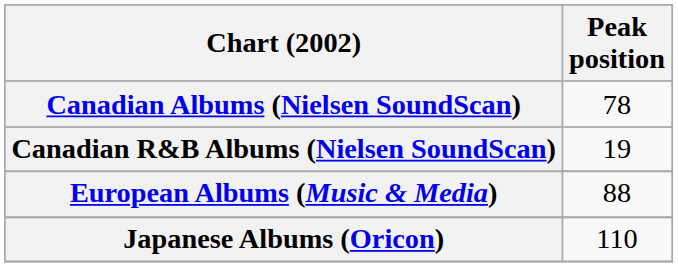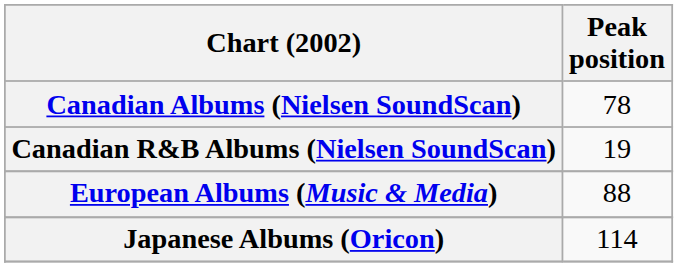(617, 238) 110 -> (617, 238) 114
